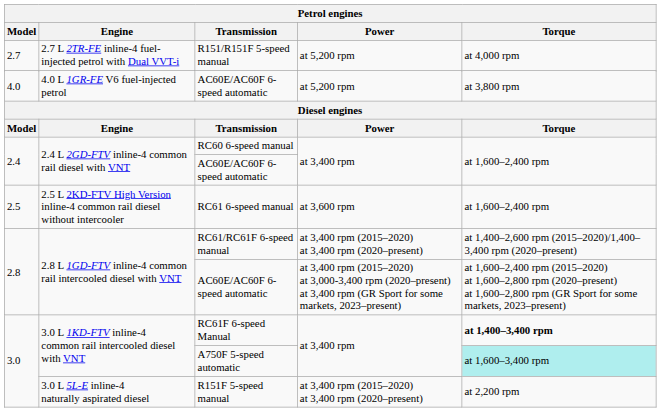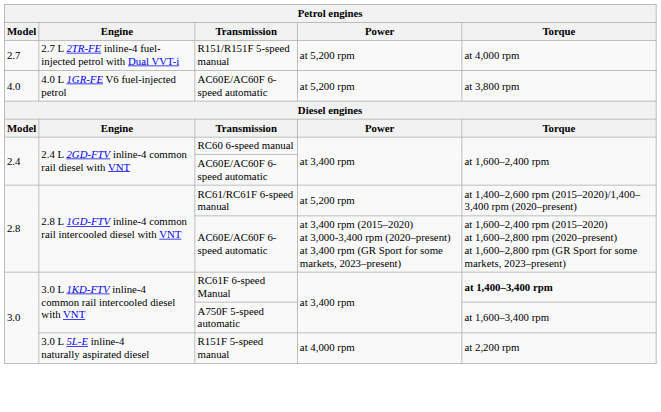- row: (106, 207)
(361, 244) at 3,400 rpm (2015–2020) at 3,400 rpm (2020–present) -> (327, 200) at 5,200 rpm
(507, 361) paleturquoise background -> (507, 318) no background
(361, 391) at 3,400 rpm (2015–2020) at 3,400 rpm (2020–present) -> (327, 348) at 4,000 rpm
